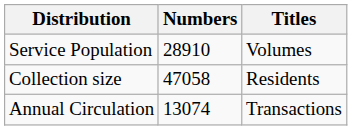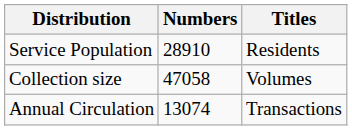(279, 49) Volumes -> (283, 49) Residents
(283, 79) Residents -> (279, 79) Volumes
